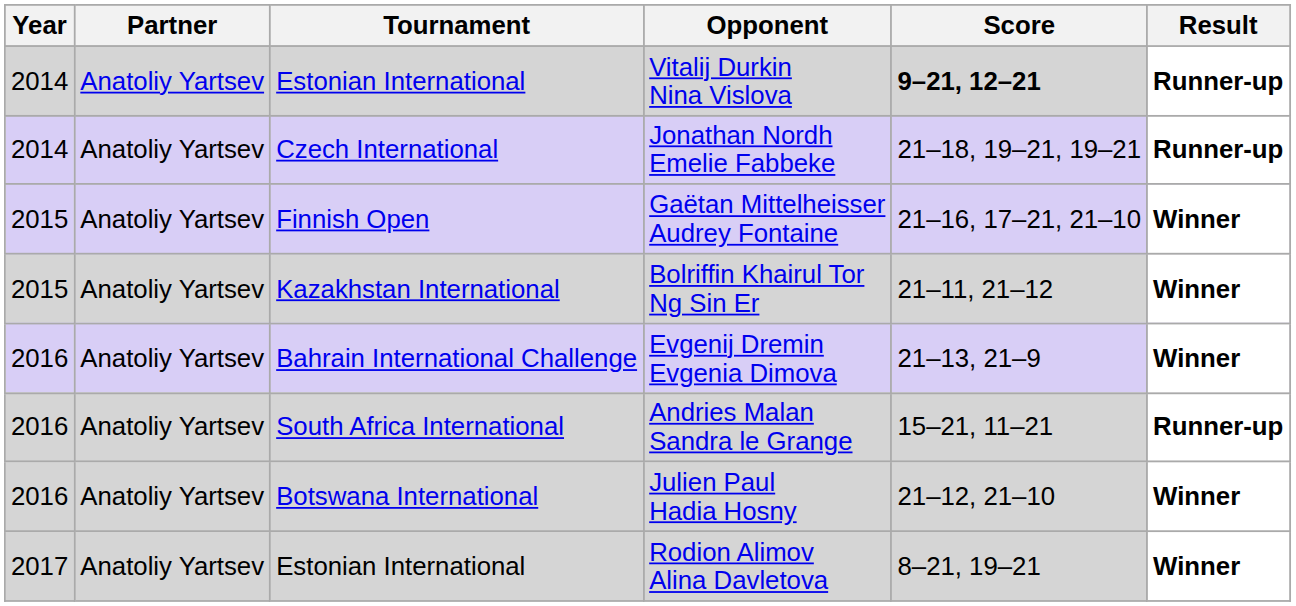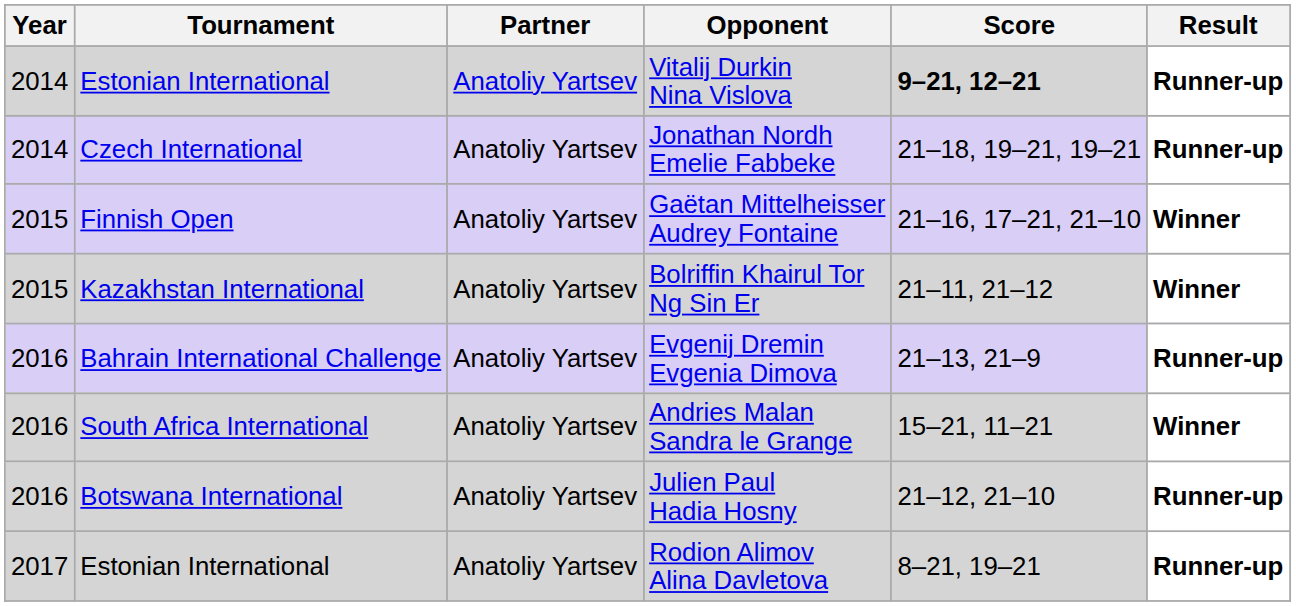columns swapped: (457, 26) <-> (172, 26)
(1197, 358) Winner -> (1218, 358) Runner-up
(1218, 428) Runner-up -> (1197, 428) Winner
(1197, 497) Winner -> (1218, 497) Runner-up
(1197, 566) Winner -> (1218, 566) Runner-up
